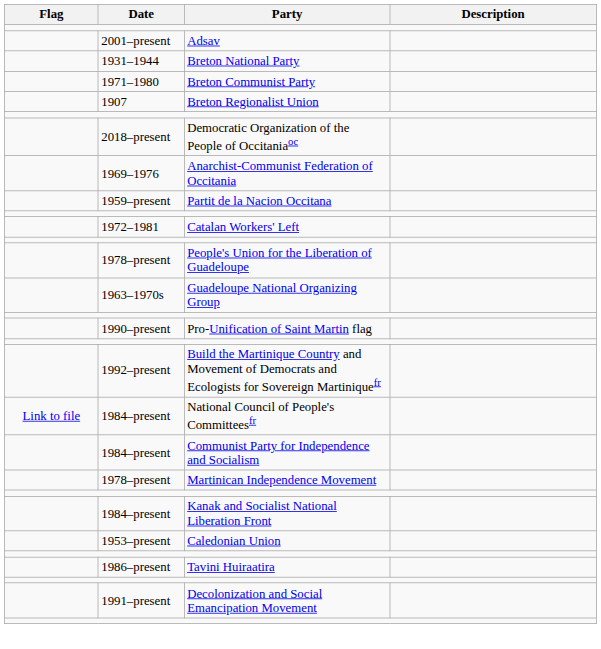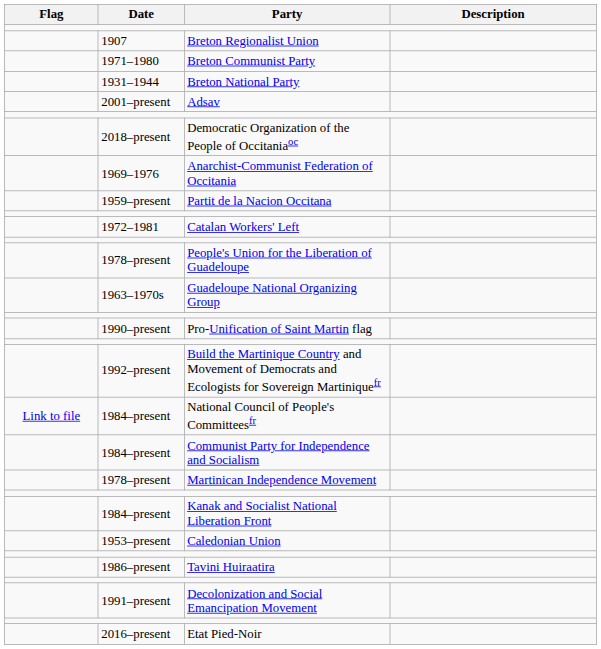rows swapped: (136, 40) <-> (114, 101)
rows swapped: (130, 81) <-> (130, 61)
+ row: (136, 634)
